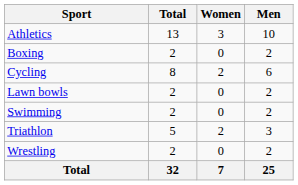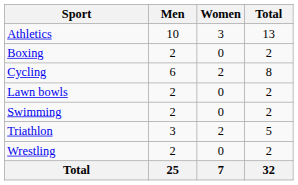columns swapped: (269, 14) <-> (173, 14)
